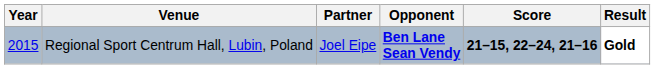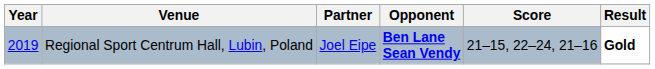(23, 45) 2015 -> (23, 45) 2019
(532, 45) bold -> (532, 45) normal
